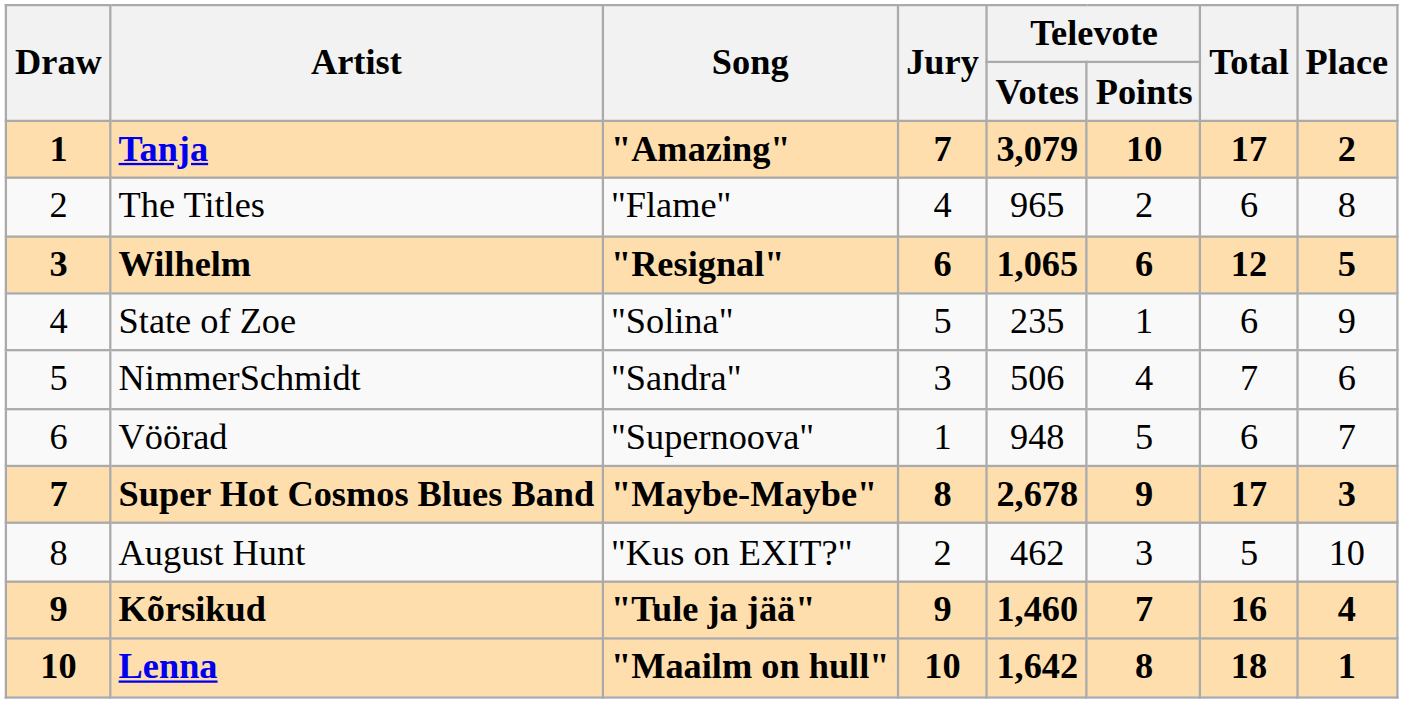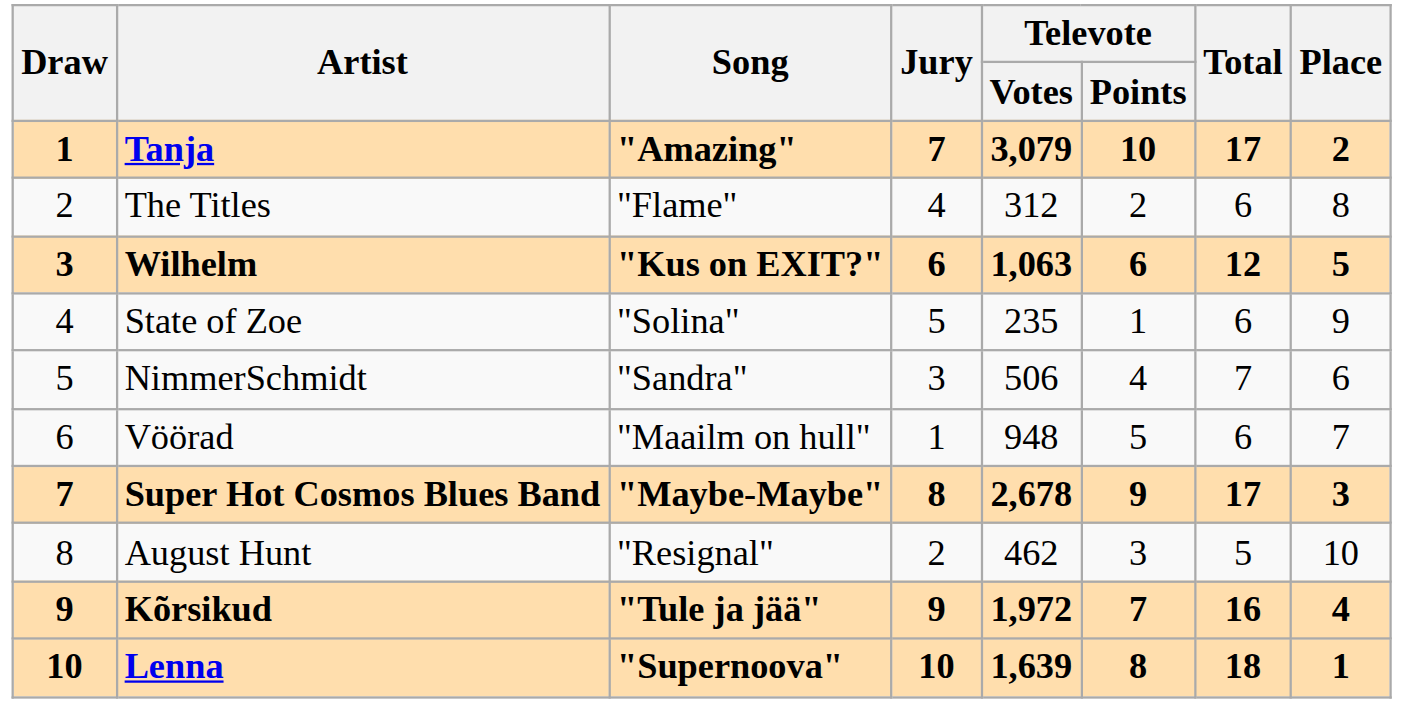(1037, 206) 965 -> (1031, 206) 312
(698, 263) "Resignal" -> (750, 263) "Kus on EXIT?"
(1037, 263) 1,065 -> (1031, 263) 1,063
(713, 436) "Supernoova" -> (744, 436) "Maailm on hull"
(732, 551) "Kus on EXIT?" -> (695, 551) "Resignal"
(1037, 609) 1,460 -> (1031, 609) 1,972
(750, 666) "Maailm on hull" -> (730, 666) "Supernoova"
(1037, 666) 1,642 -> (1031, 666) 1,639
